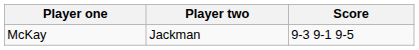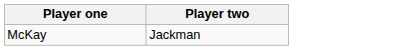- column: (351, 14)
